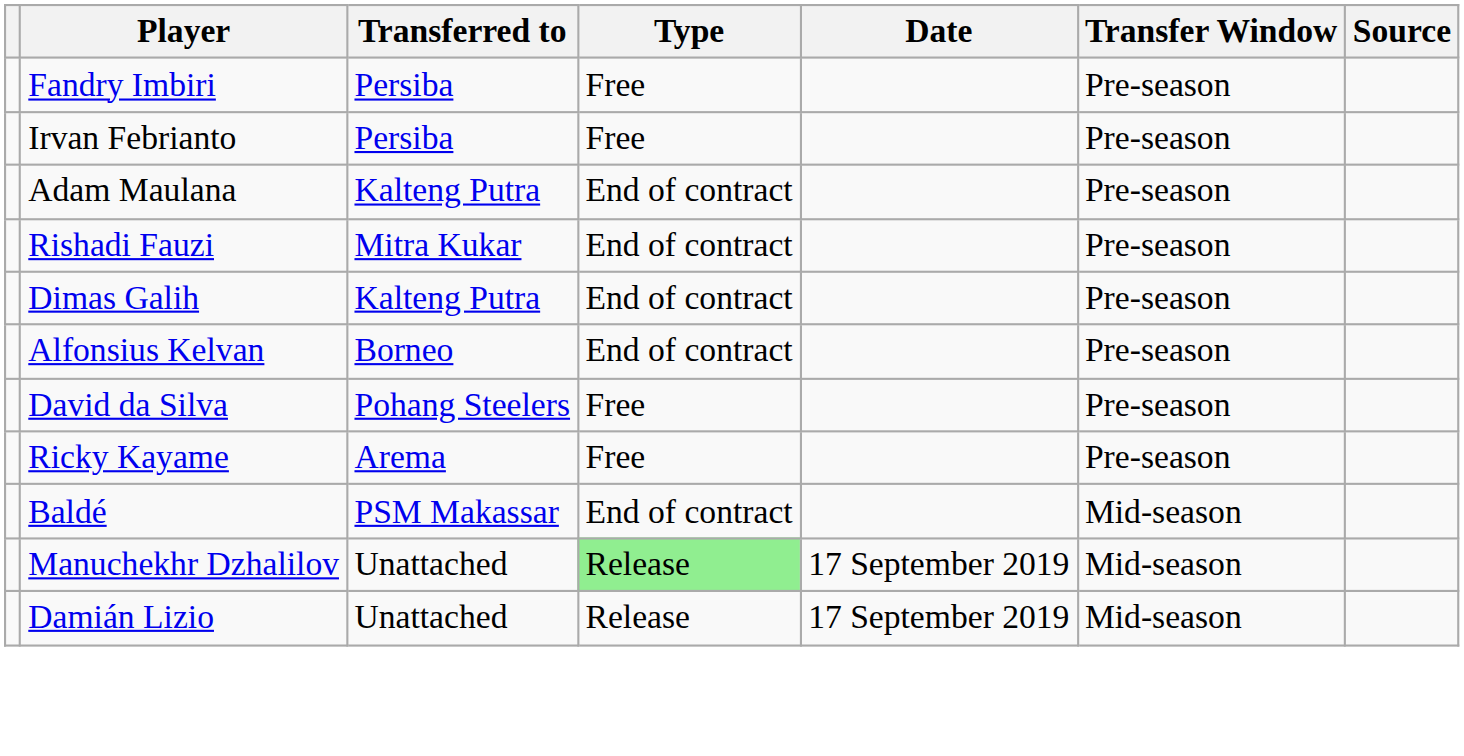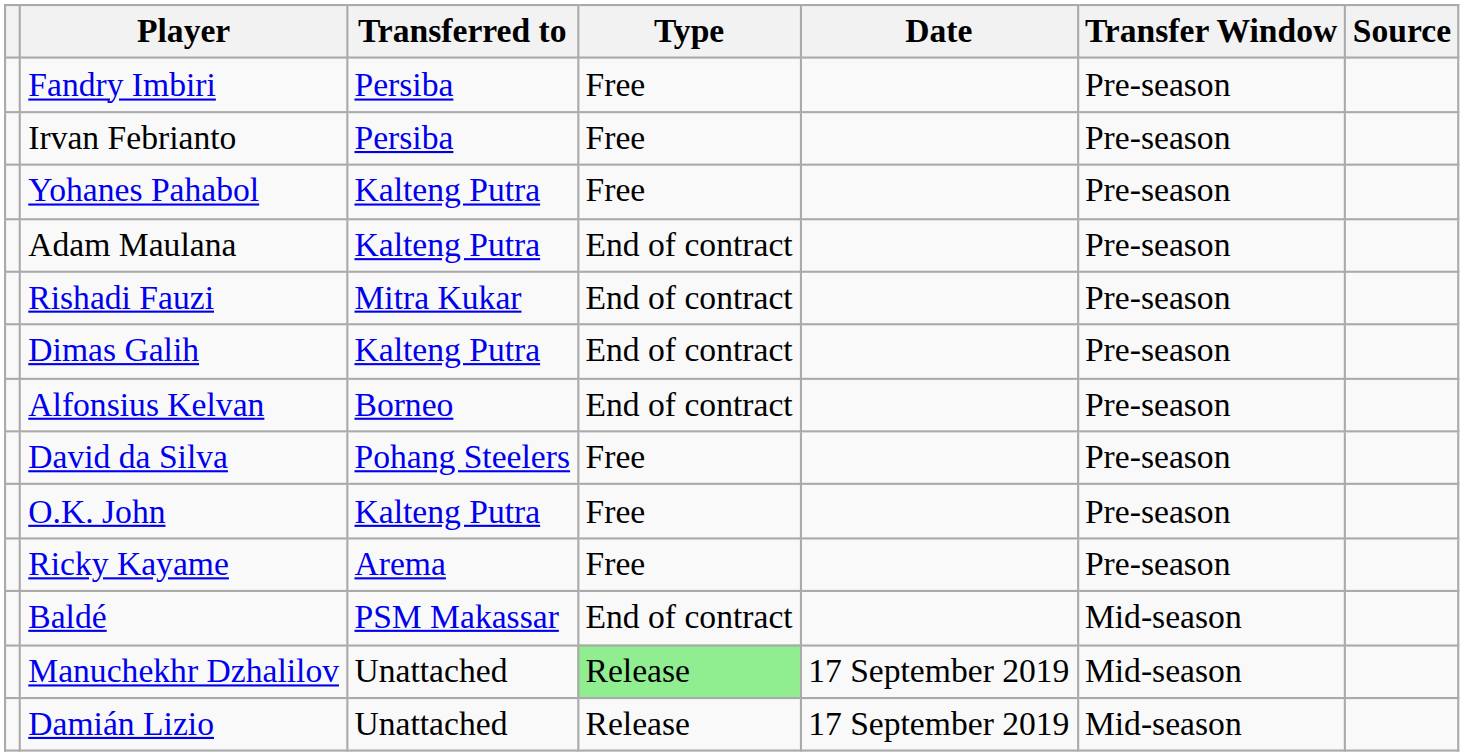+ row: (144, 191)
+ row: (97, 510)
